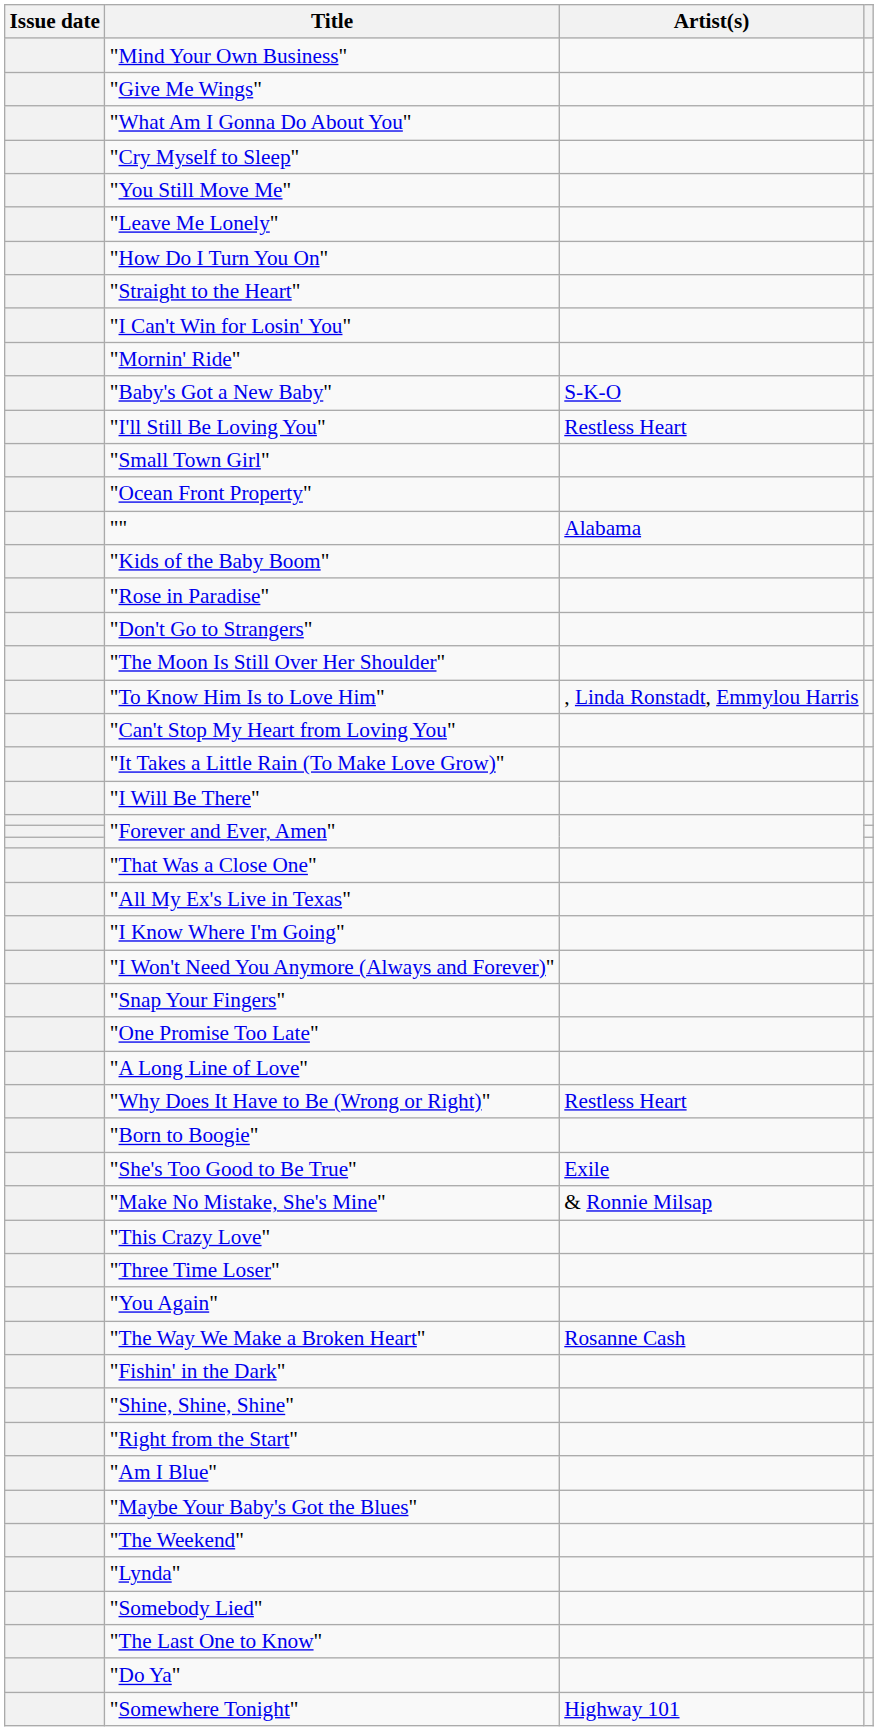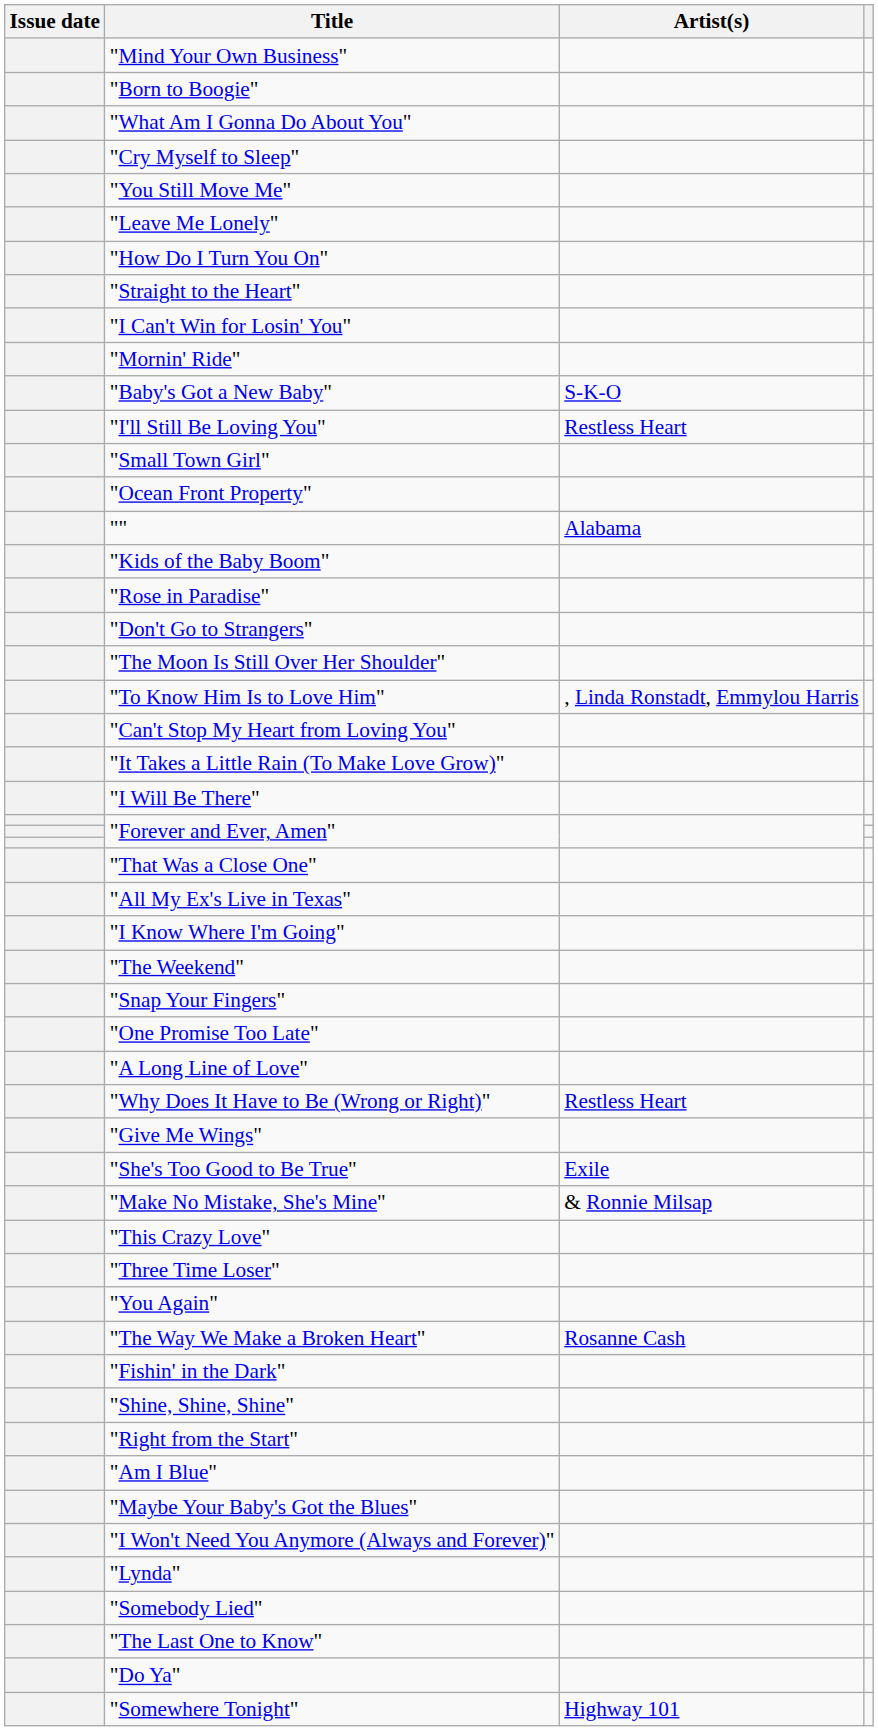rows swapped: (186, 88) <-> (184, 1135)
rows swapped: (177, 1540) <-> (332, 966)
